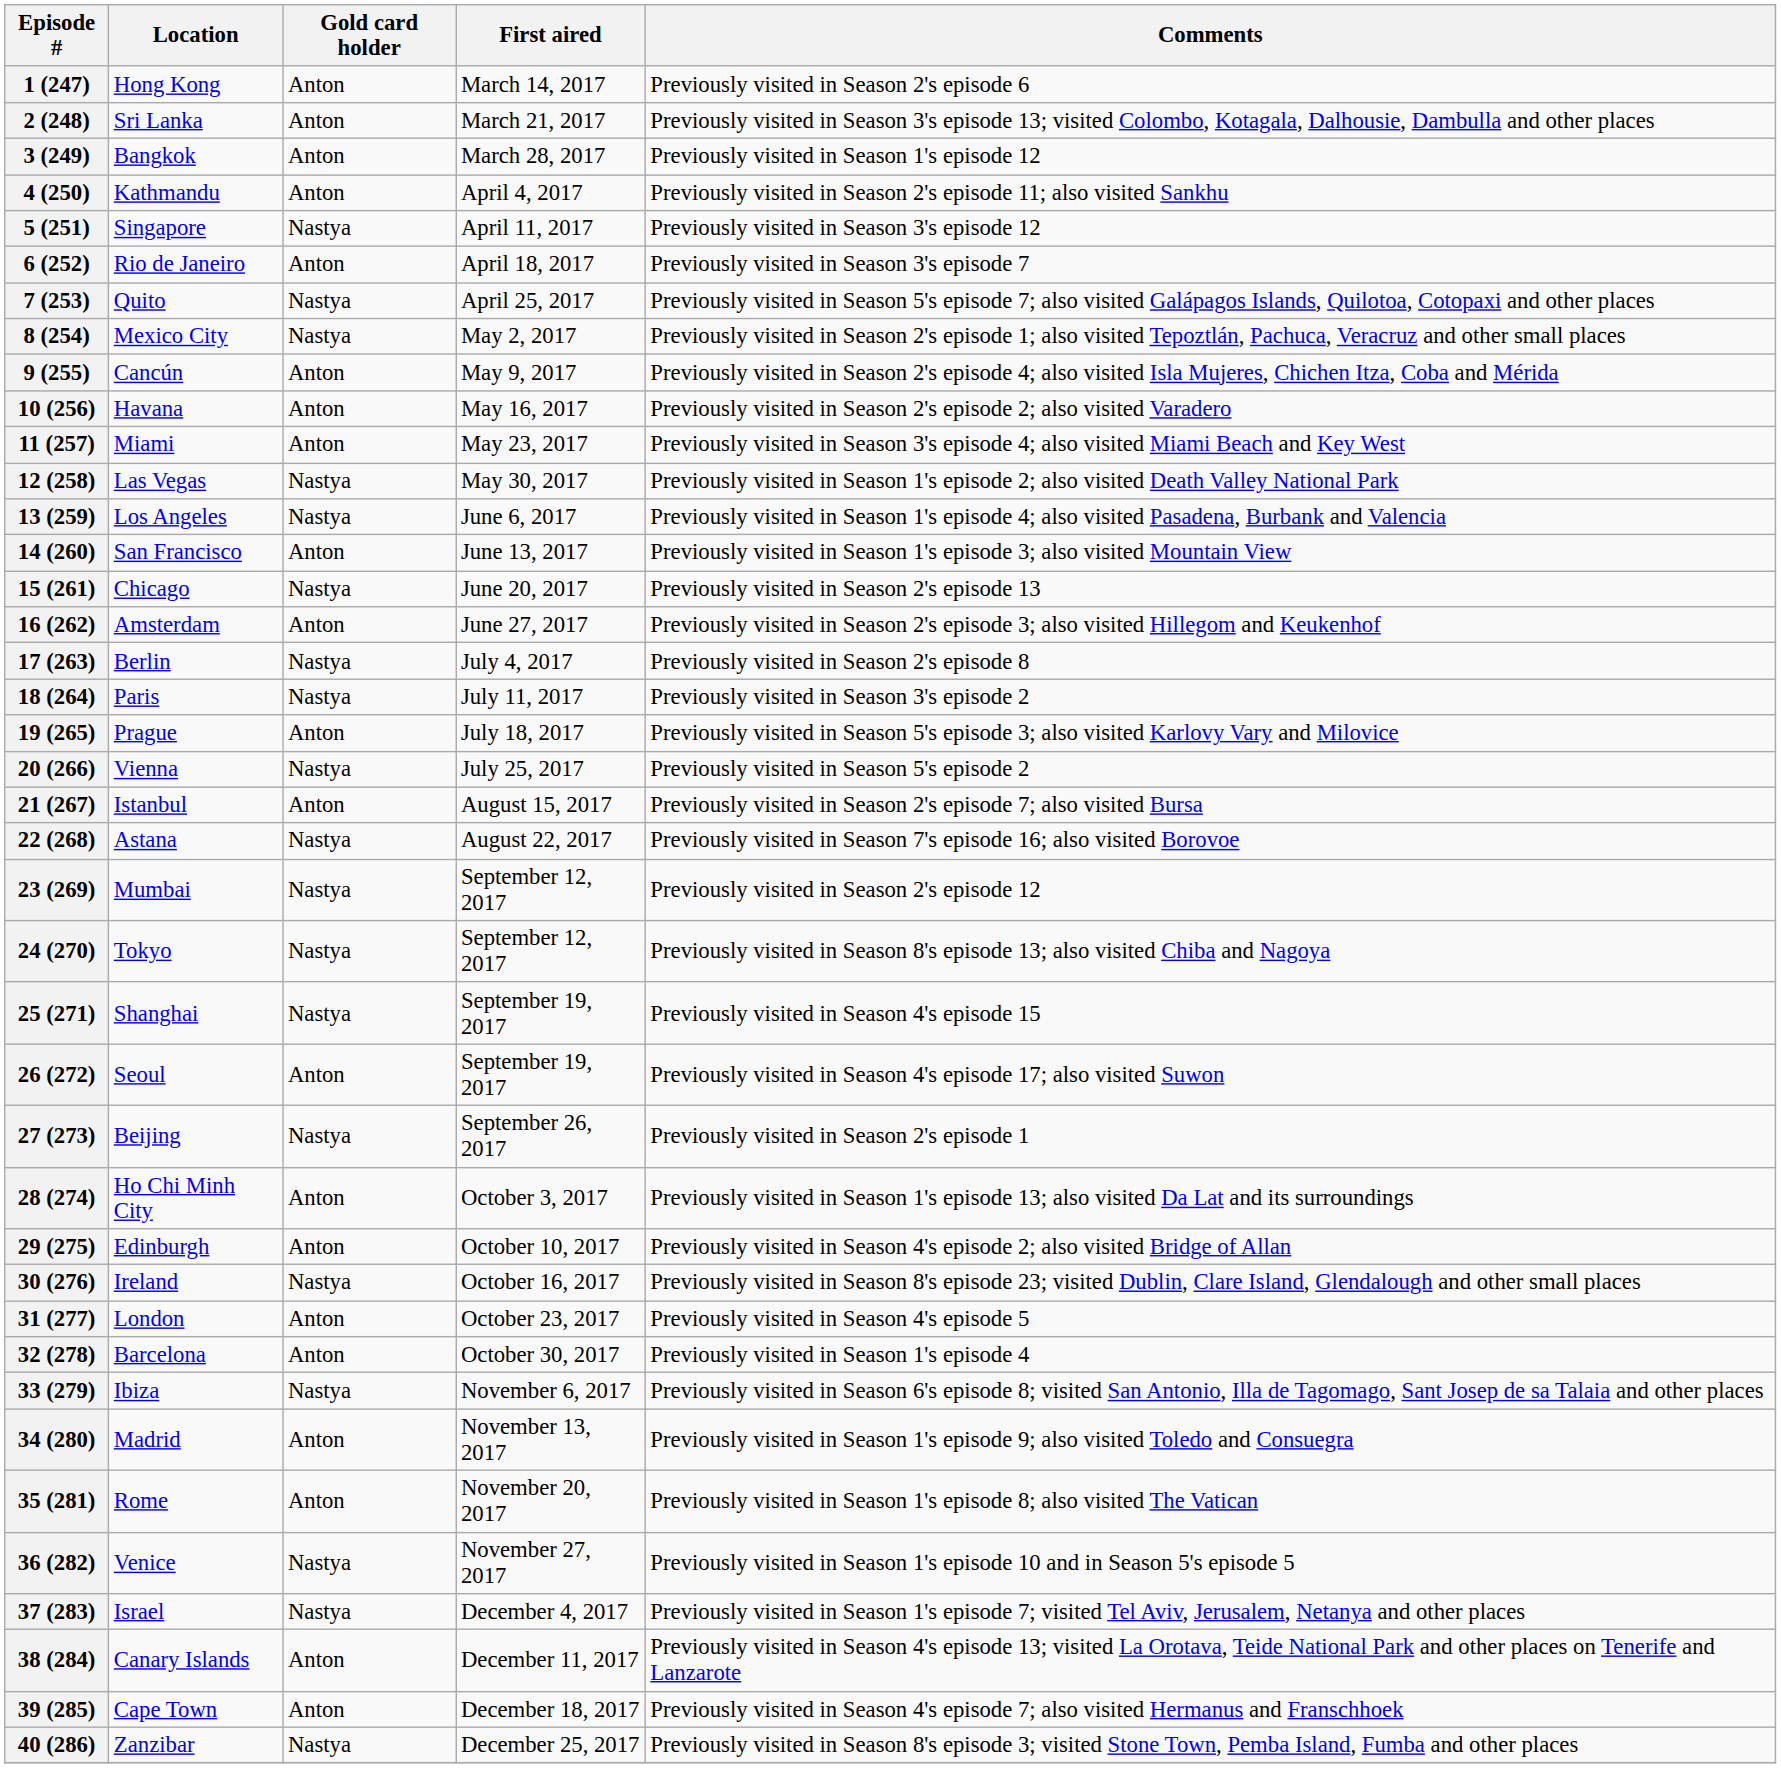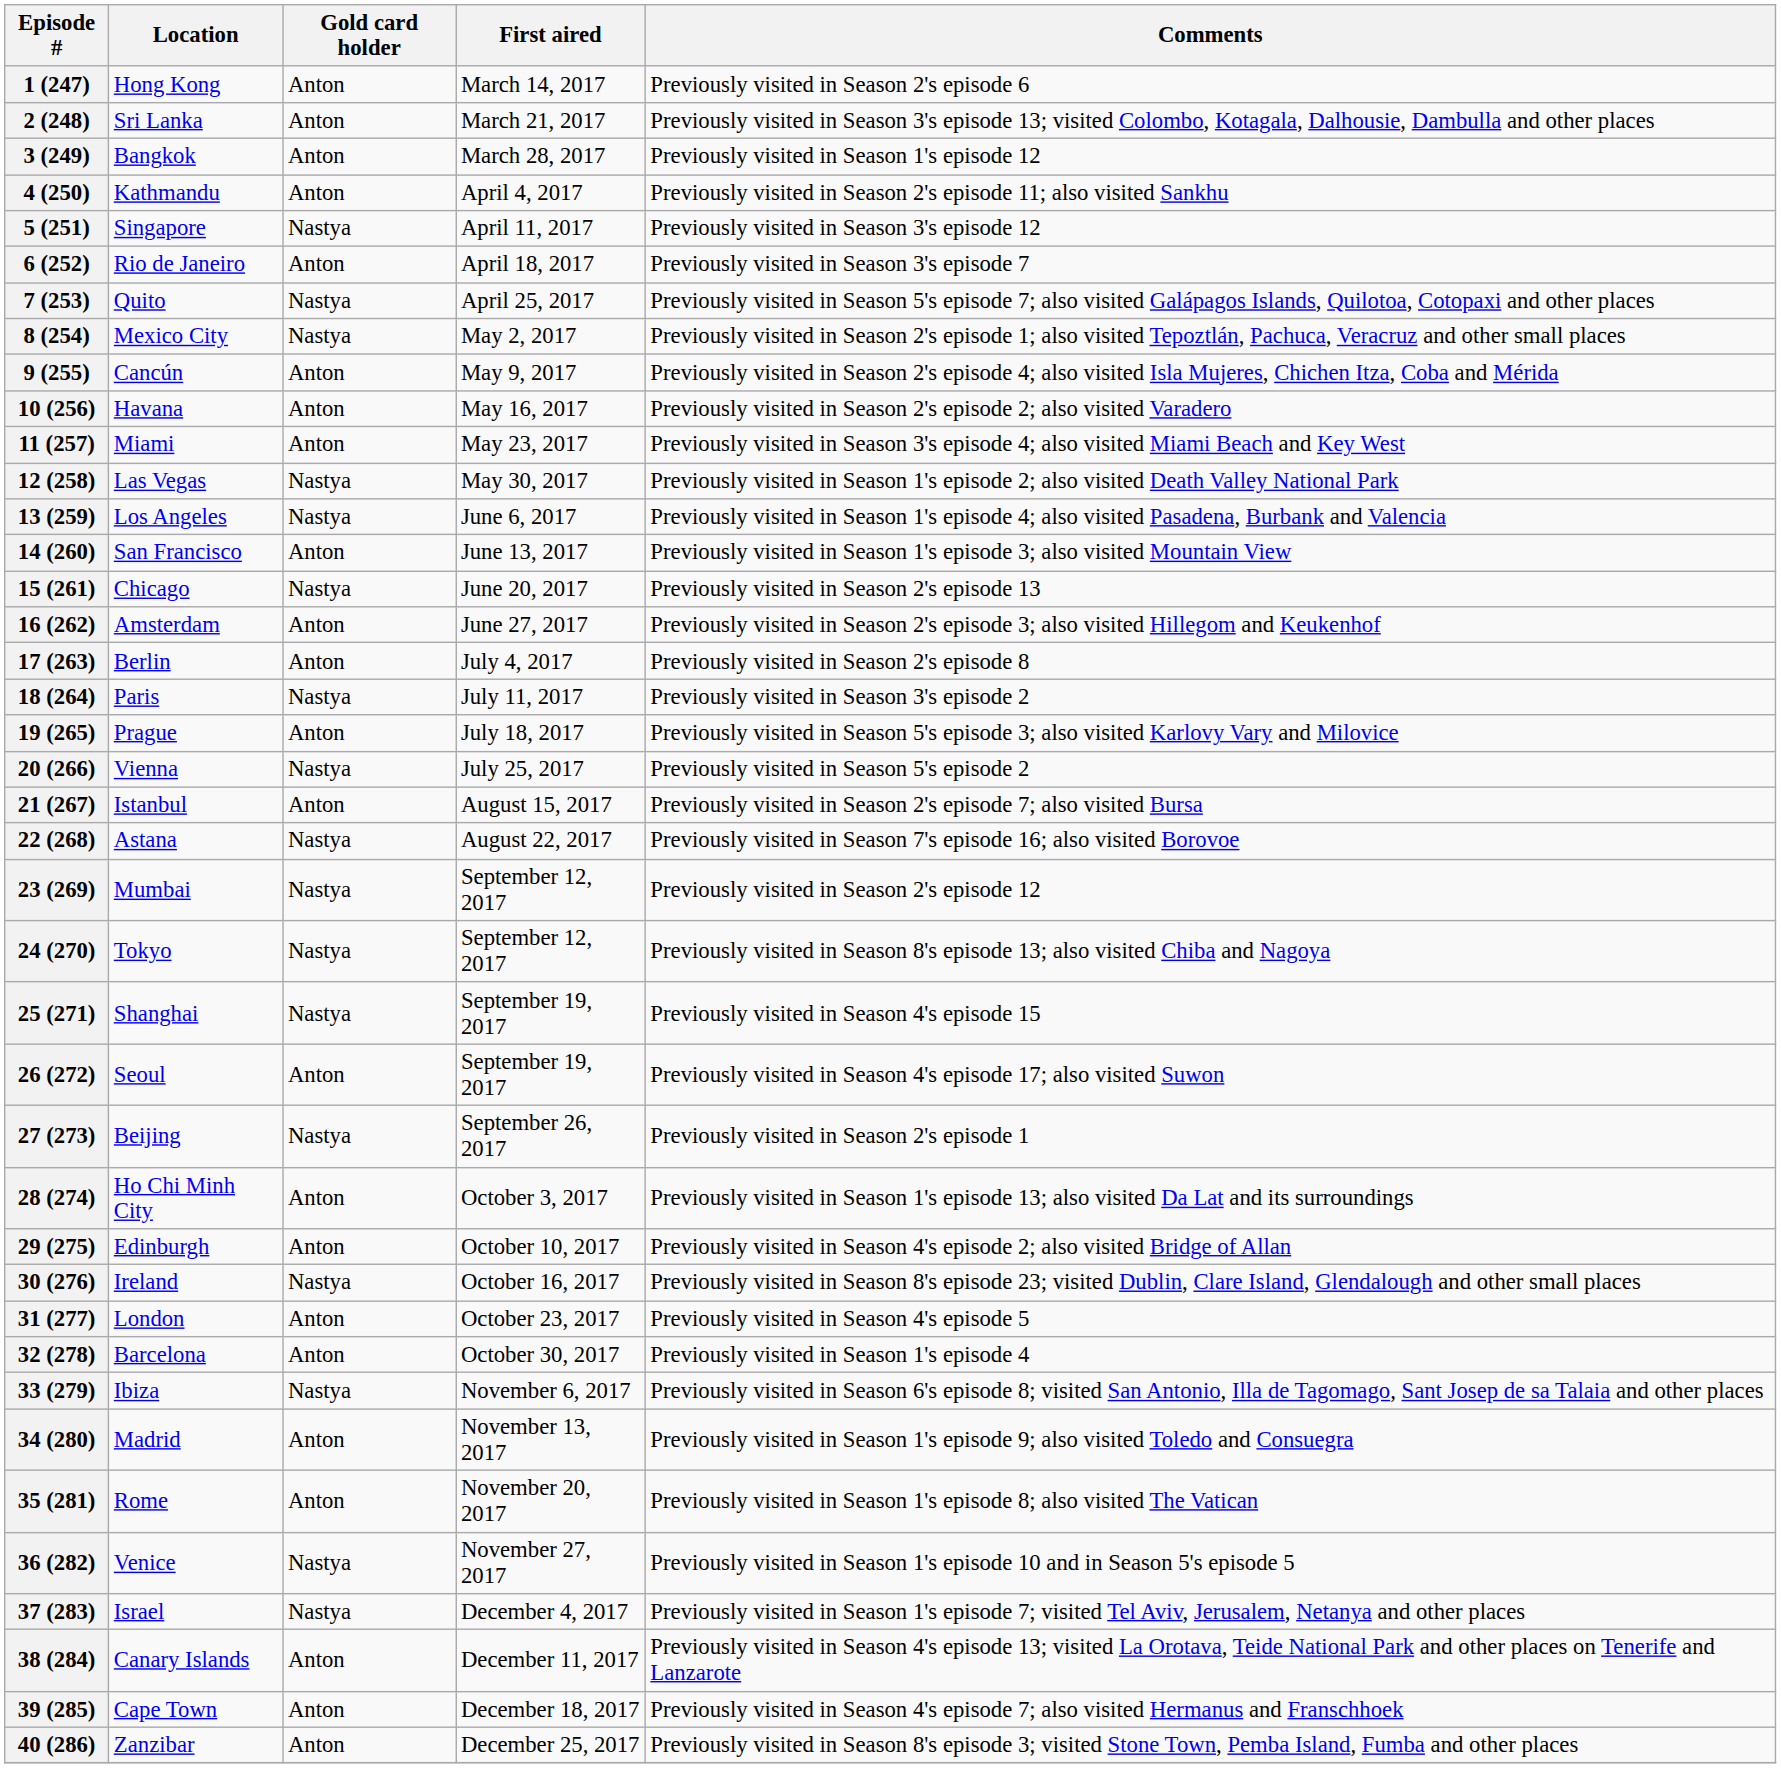(319, 660) Nastya -> (316, 660) Anton
(319, 1744) Nastya -> (316, 1744) Anton
